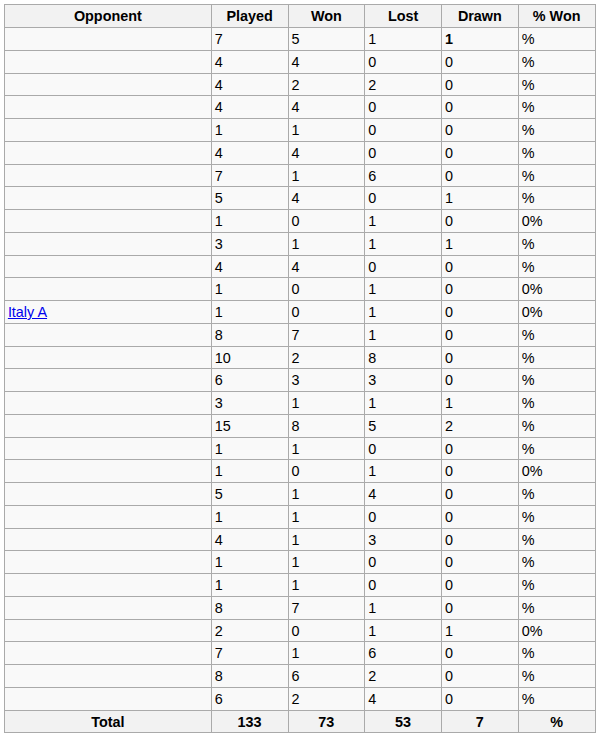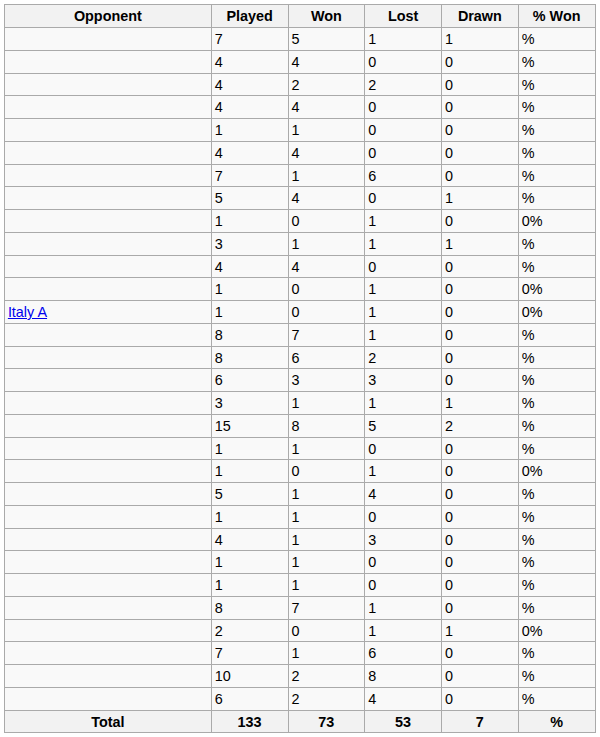(449, 39) bold -> (449, 39) normal
rows swapped: (219, 676) <-> (223, 358)
